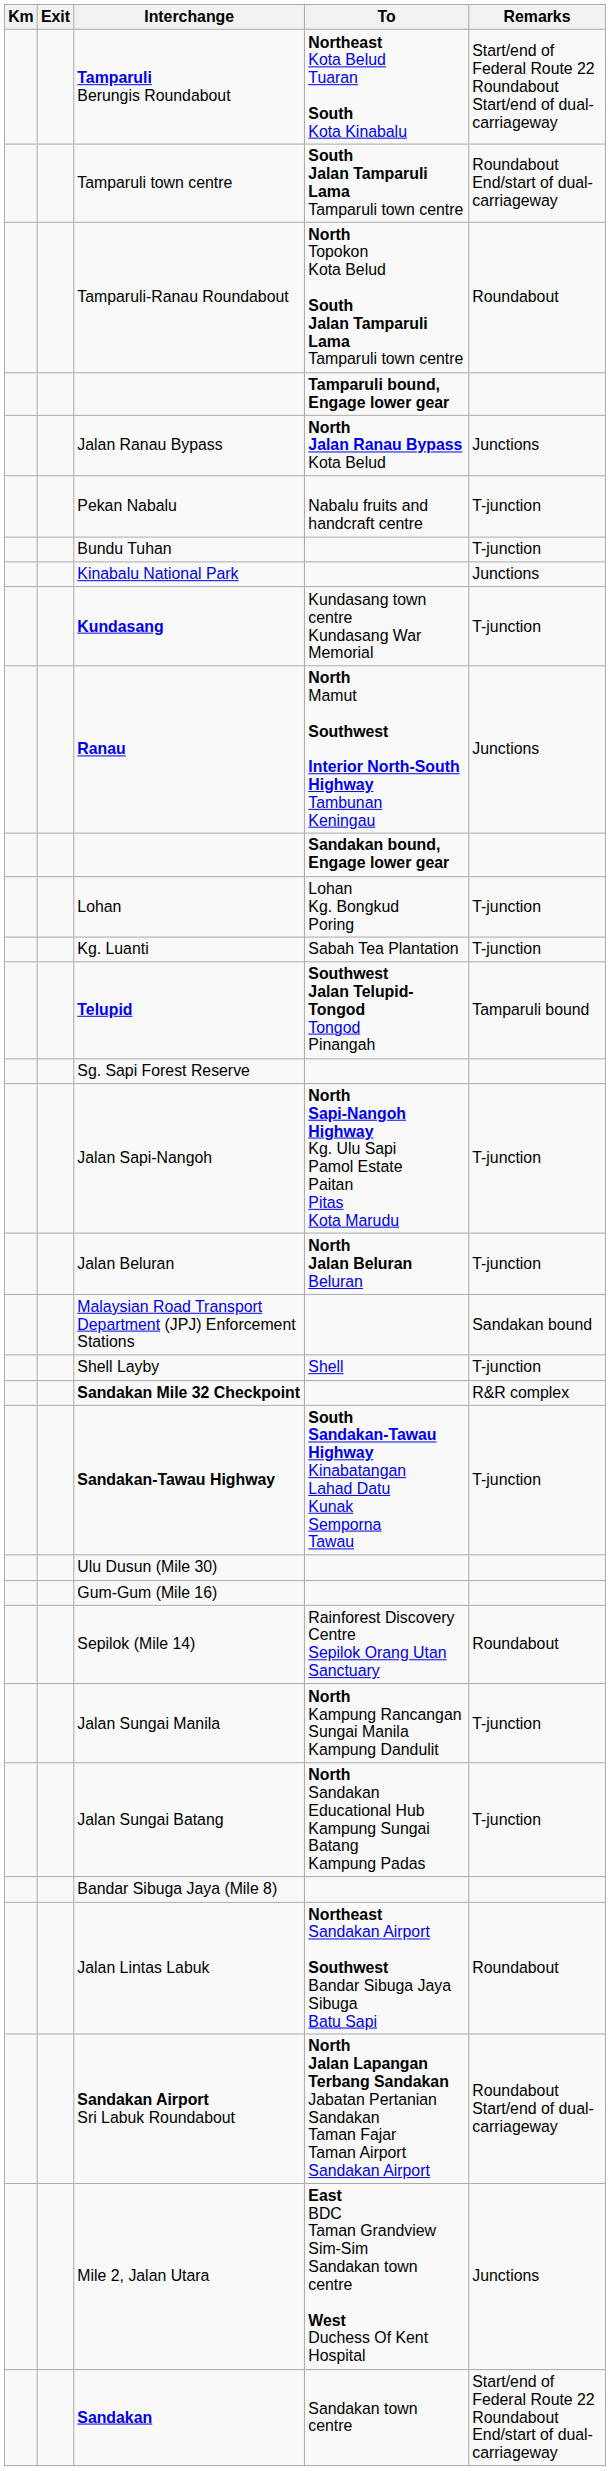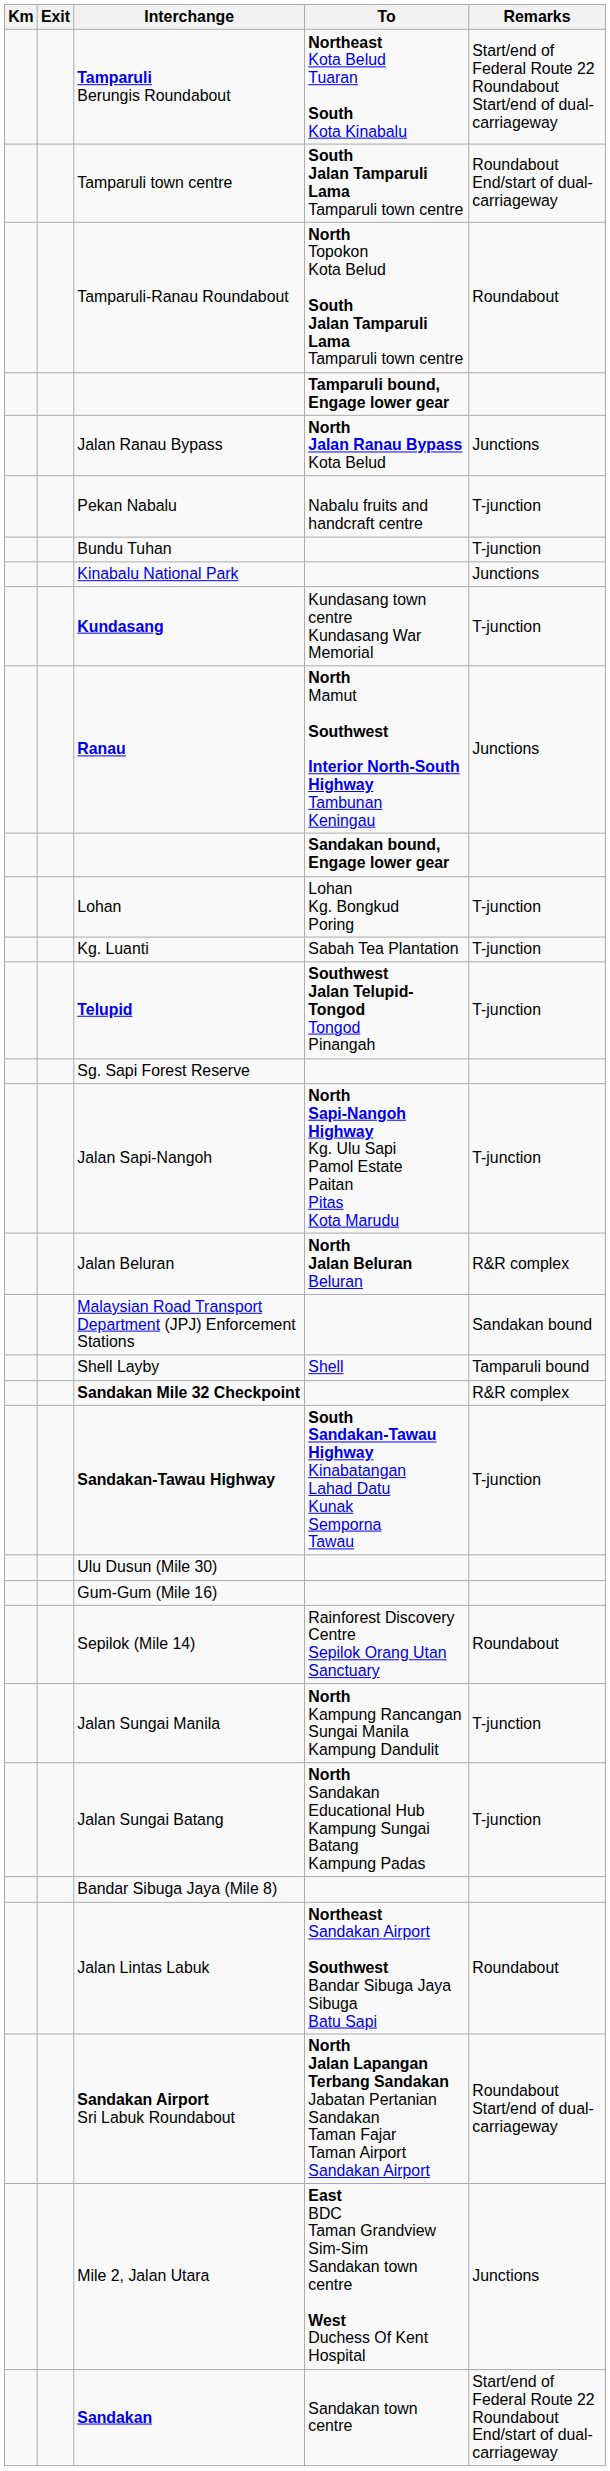(531, 1010) Tamparuli bound -> (507, 1010) T-junction
(507, 1263) T-junction -> (521, 1263) R&R complex
(507, 1367) T-junction -> (531, 1367) Tamparuli bound
